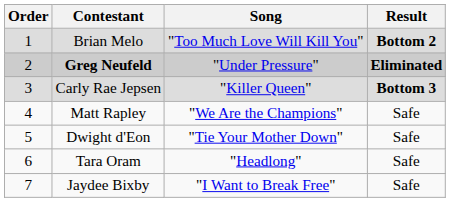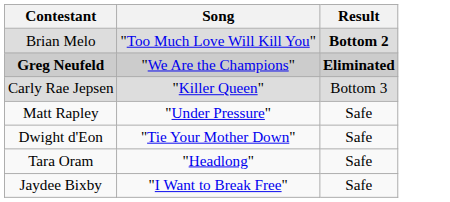- column: (28, 16)
(266, 64) "Under Pressure" -> (218, 64) "We Are the Champions"
(406, 88) bold -> (359, 88) normal
(266, 112) "We Are the Champions" -> (218, 112) "Under Pressure"
